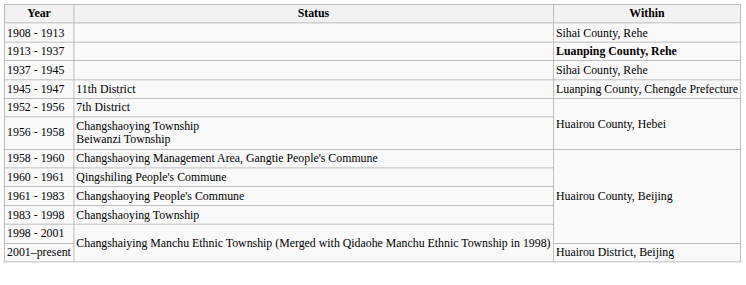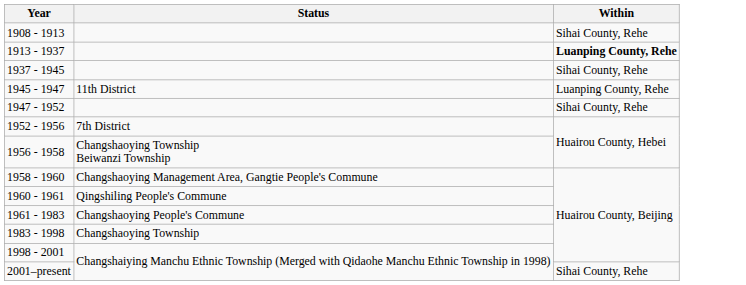(647, 88) Luanping County, Chengde Prefecture -> (612, 88) Luanping County, Rehe
+ row: (36, 107)
(615, 252) Huairou District, Beijing -> (602, 271) Sihai County, Rehe
